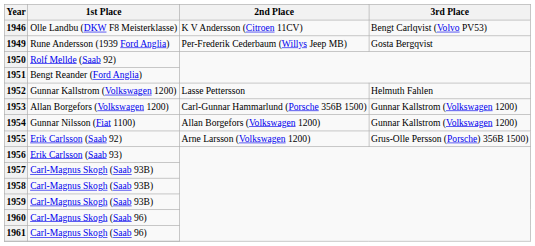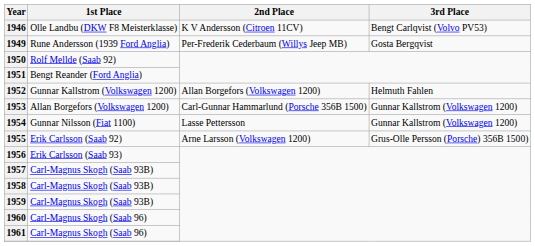(213, 91) Lasse Pettersson -> (251, 91) Allan Borgefors (Volkswagen 1200)
(251, 123) Allan Borgefors (Volkswagen 1200) -> (213, 123) Lasse Pettersson
